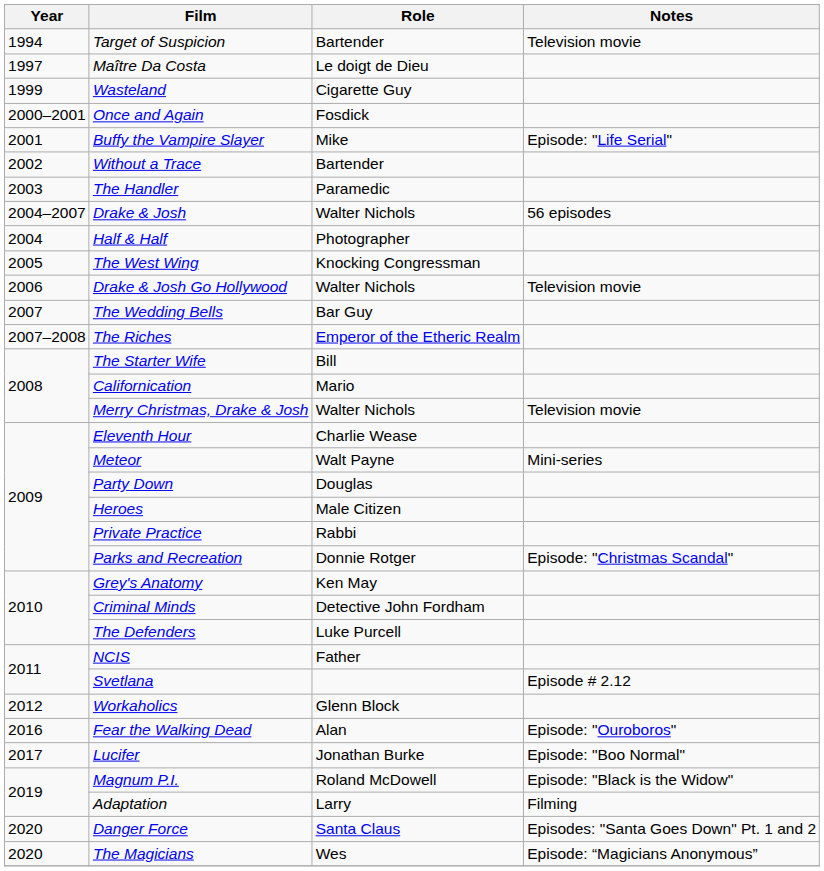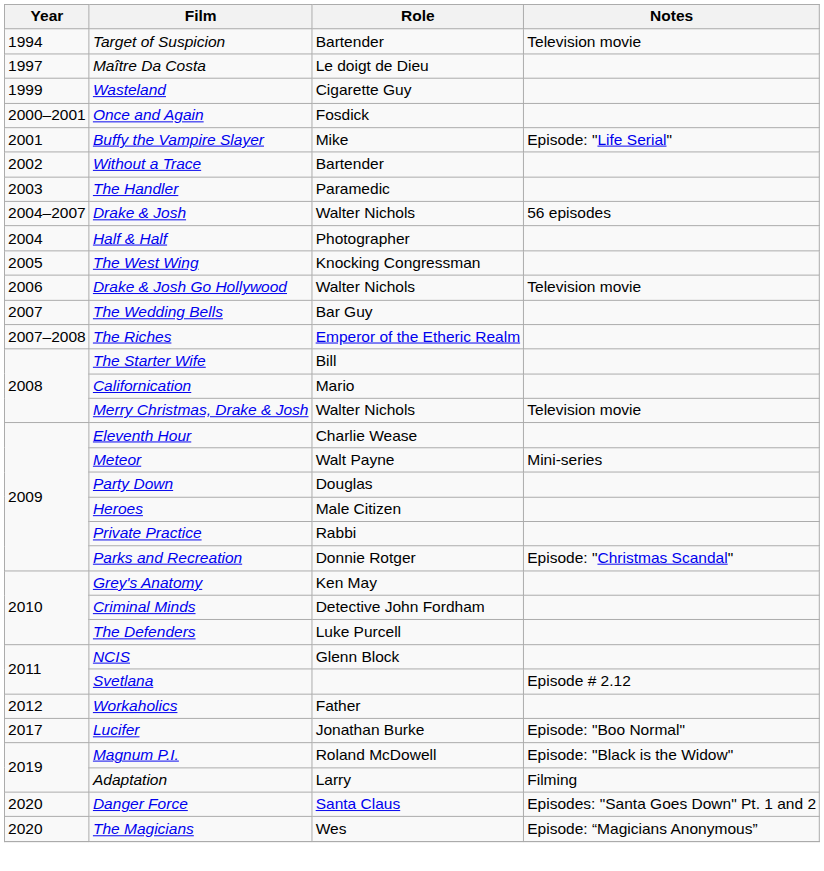(338, 656) Father -> (357, 656) Glenn Block
(357, 705) Glenn Block -> (338, 705) Father
- row: (172, 730)
